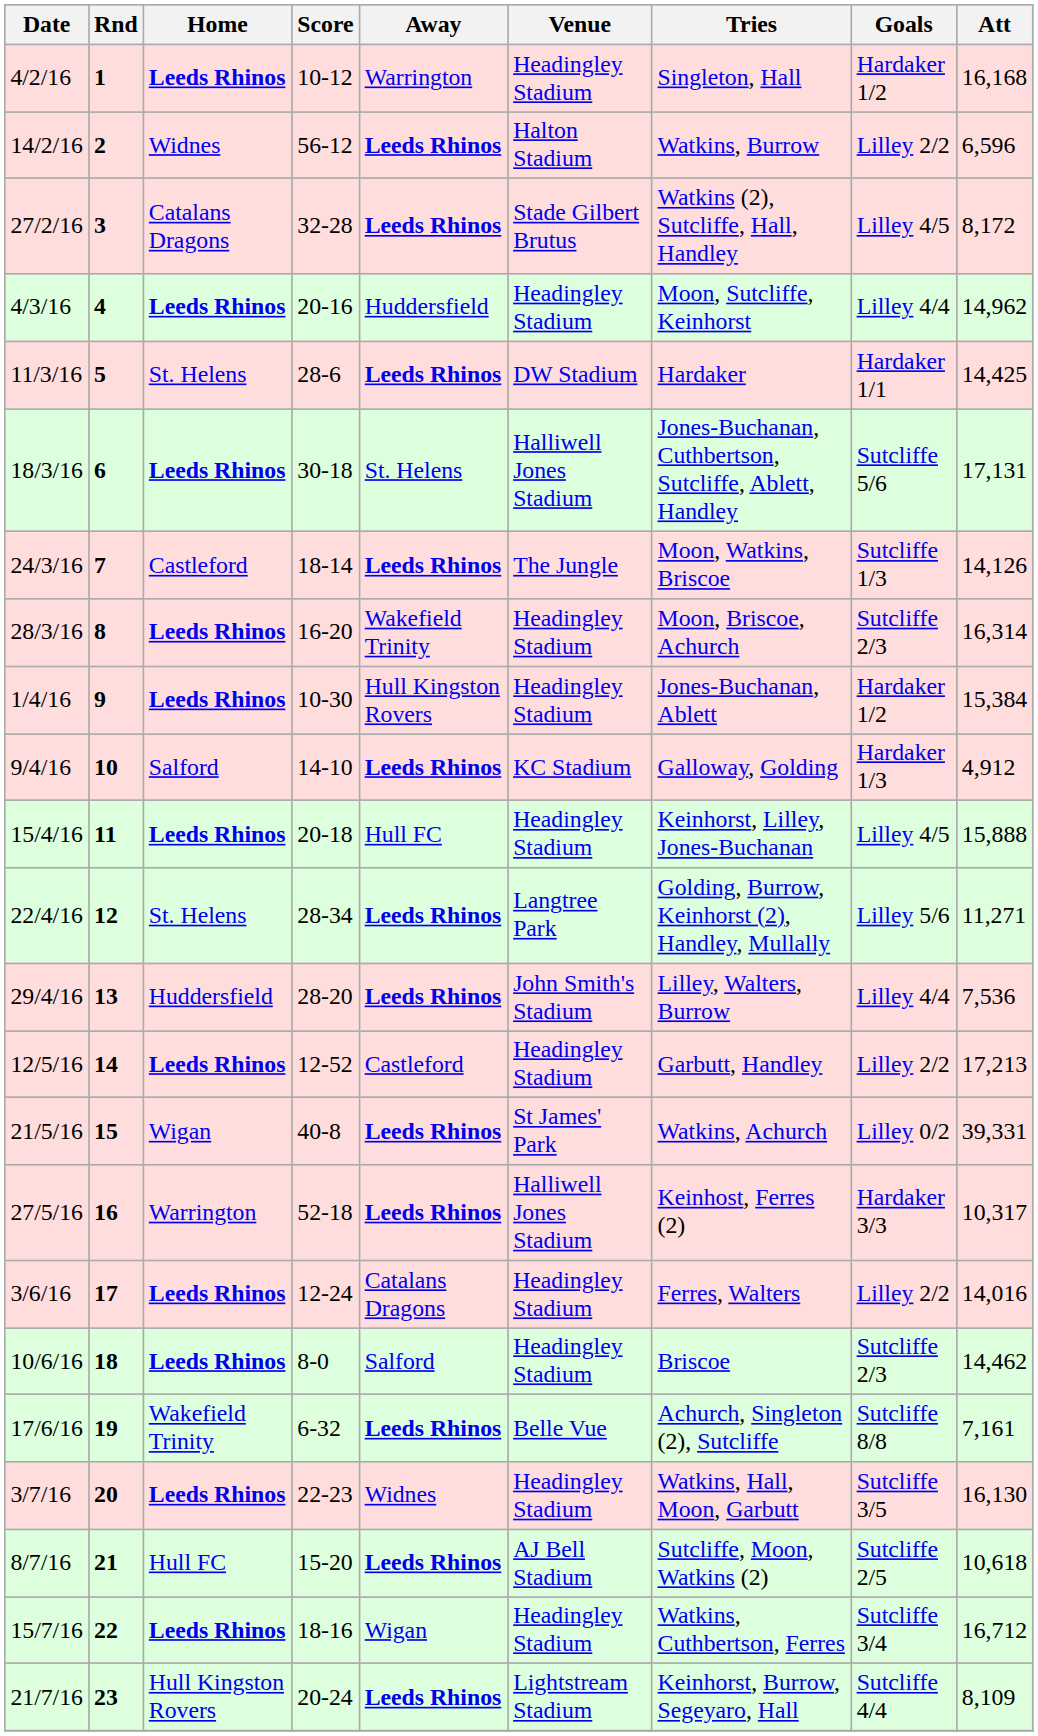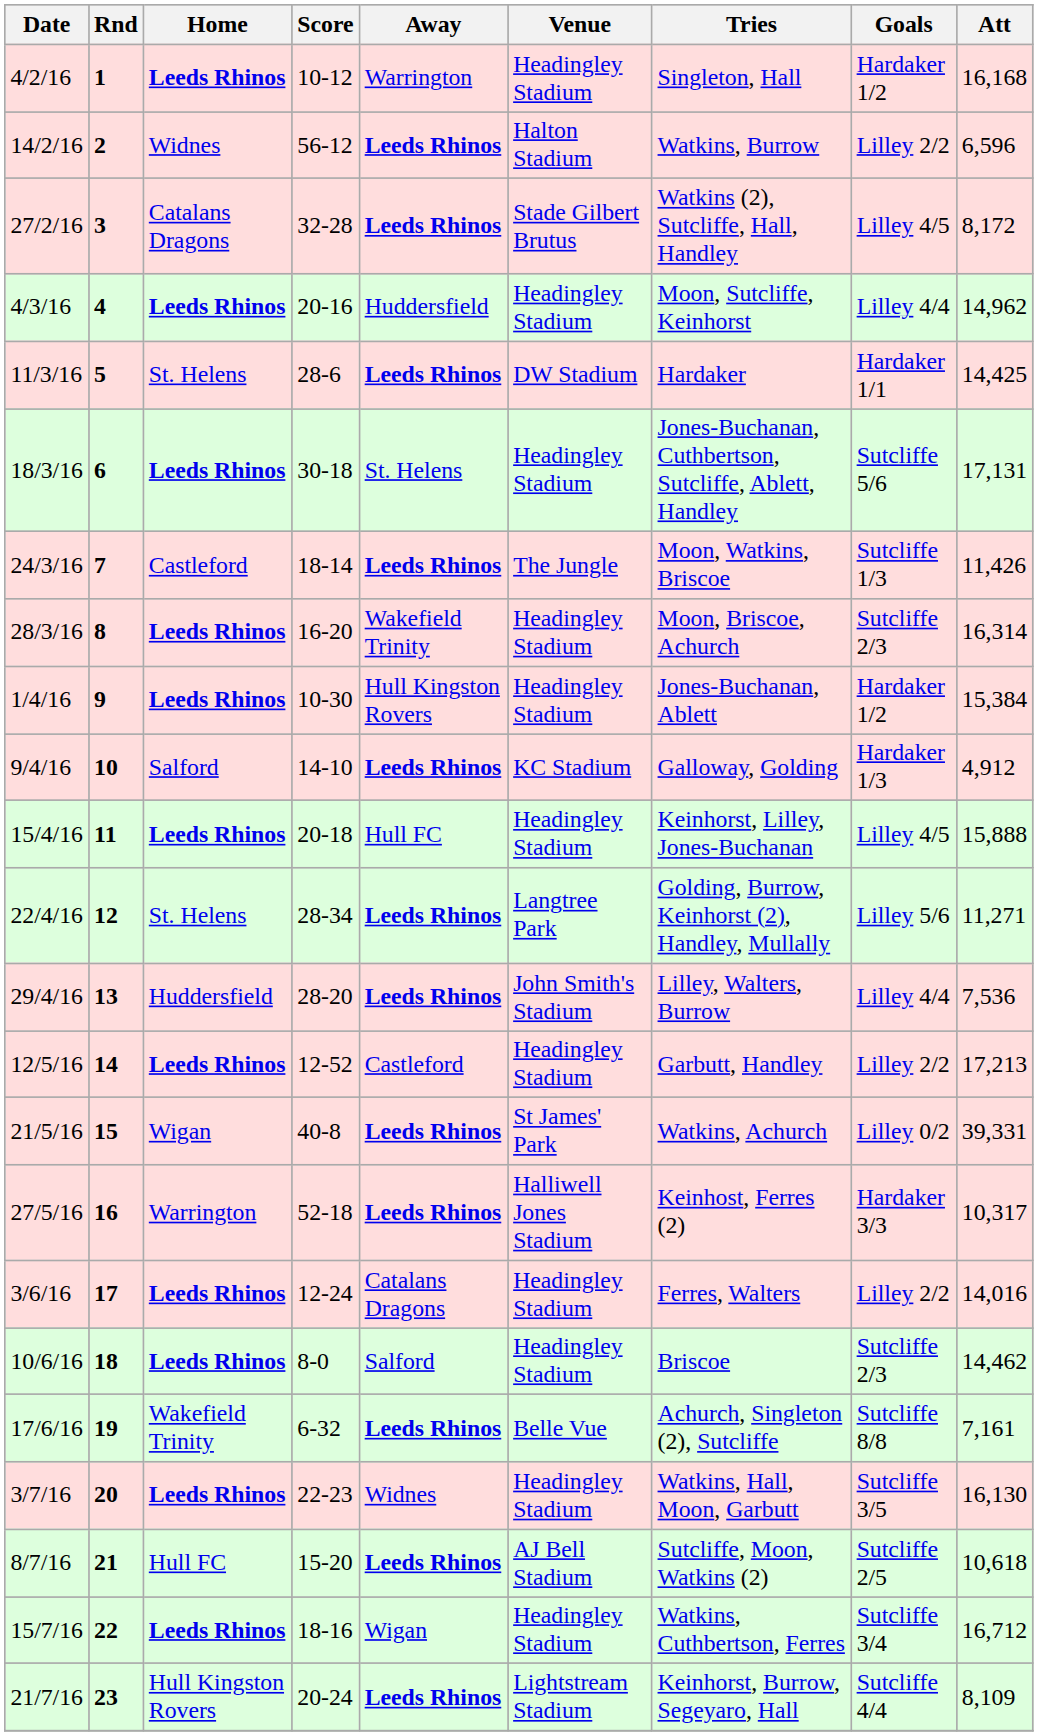(557, 469) Halliwell Jones Stadium -> (568, 469) Headingley Stadium
(994, 565) 14,126 -> (994, 565) 11,426
